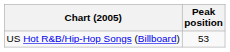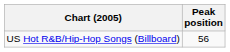(204, 39) 53 -> (204, 39) 56
